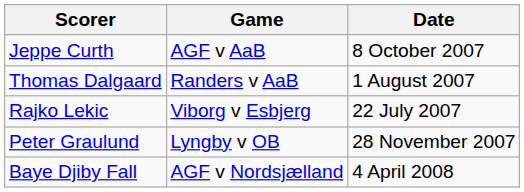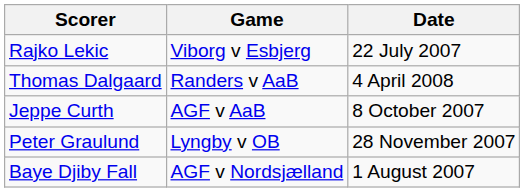rows swapped: (59, 111) <-> (61, 50)
(414, 80) 1 August 2007 -> (403, 80) 4 April 2008
(403, 171) 4 April 2008 -> (414, 171) 1 August 2007
